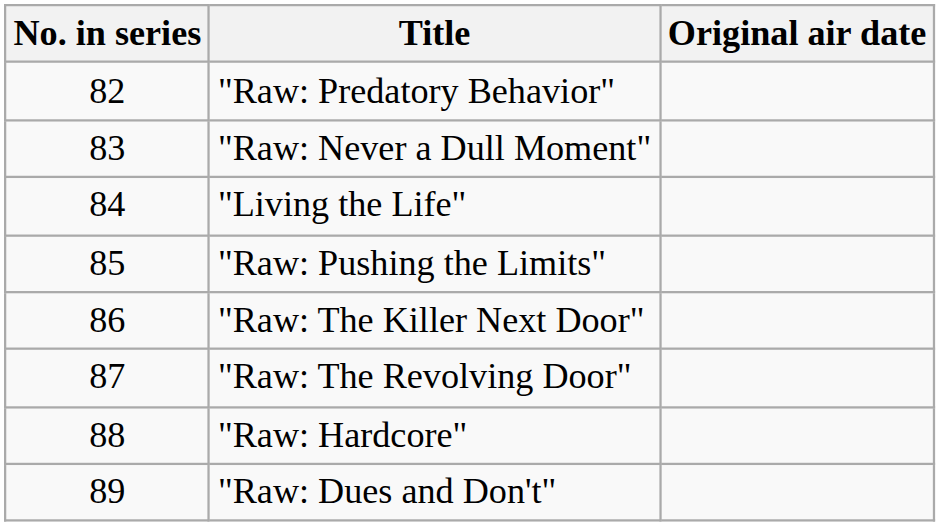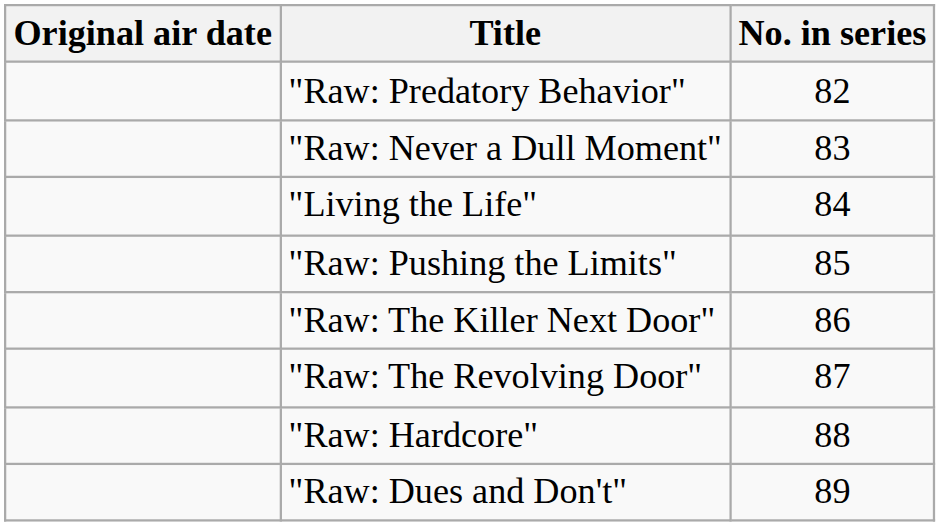columns swapped: (107, 33) <-> (797, 33)
